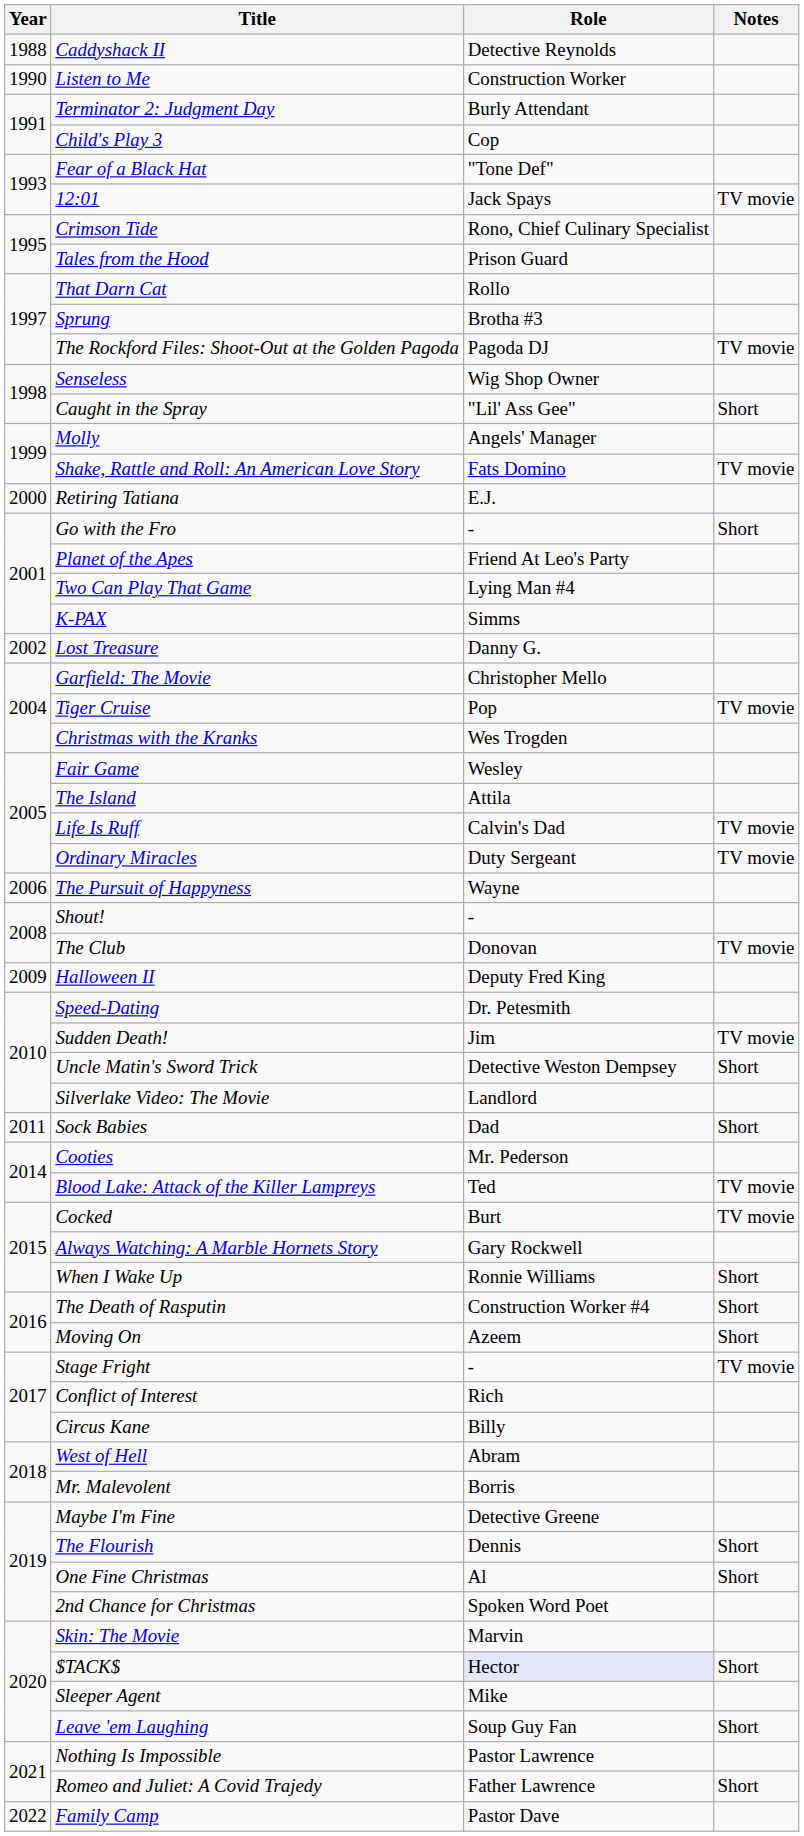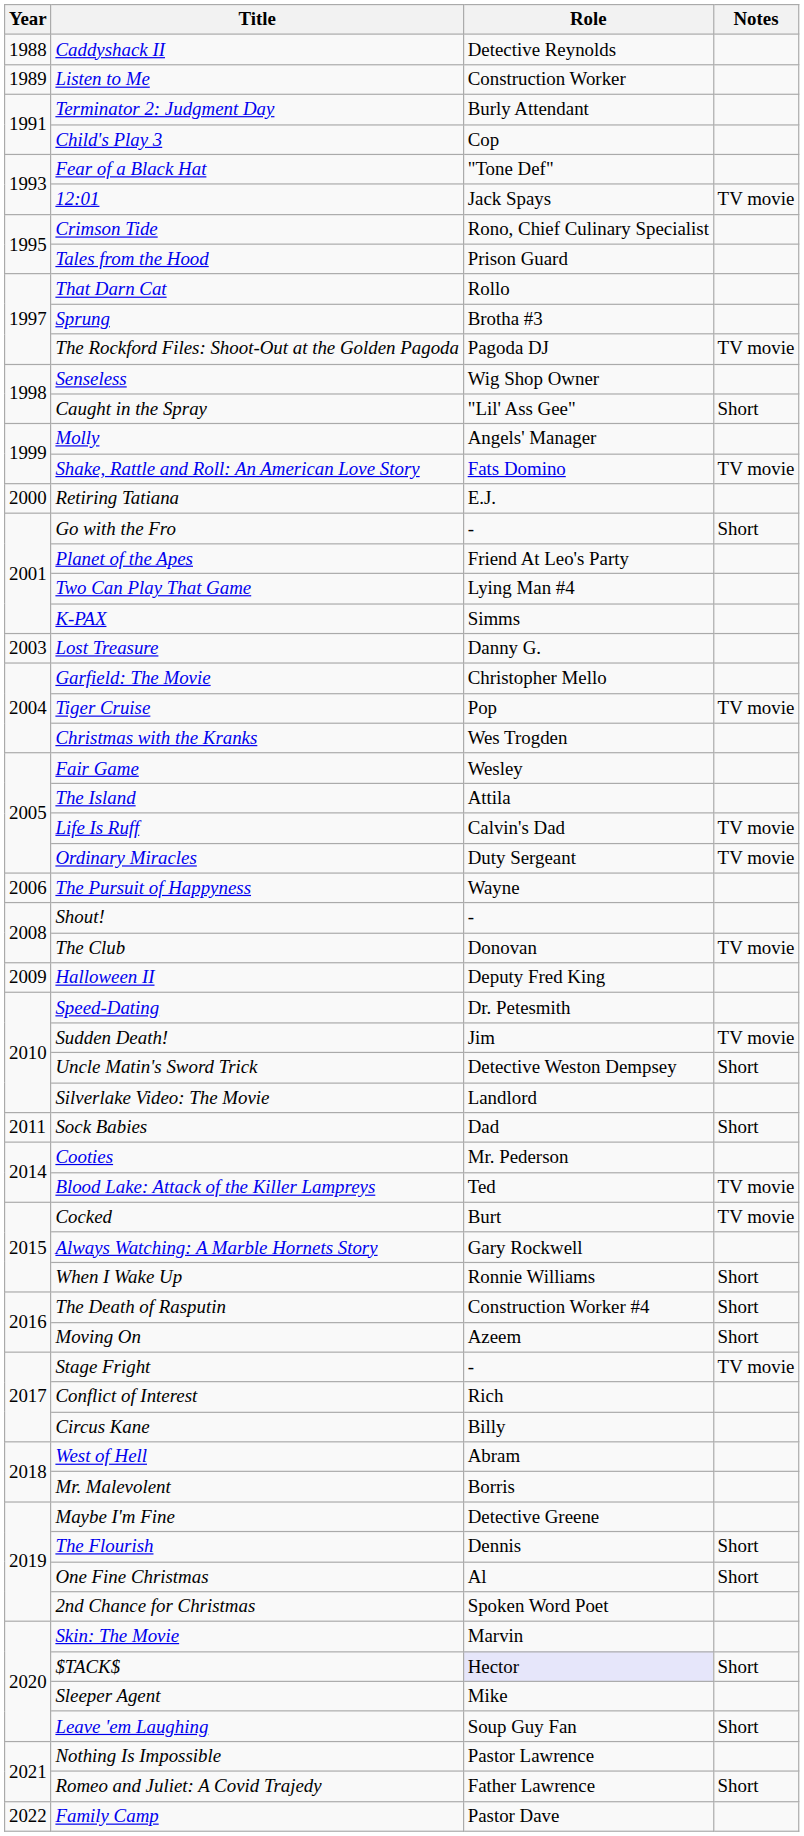(28, 79) 1990 -> (28, 79) 1989
(28, 648) 2002 -> (28, 648) 2003
